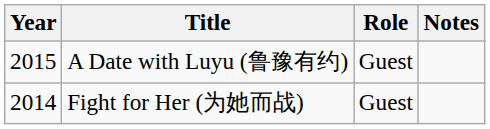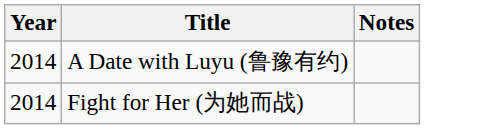- column: (386, 22)
(33, 61) 2015 -> (33, 61) 2014
